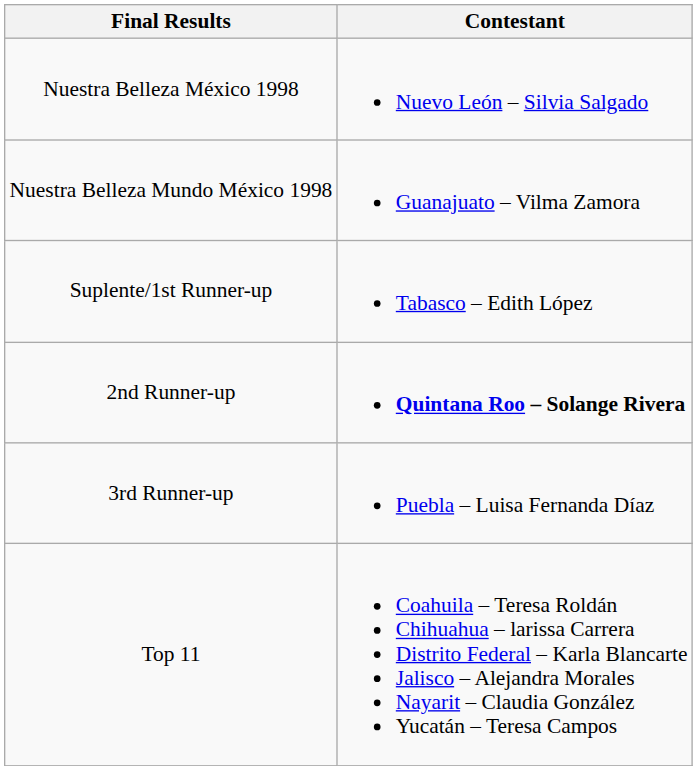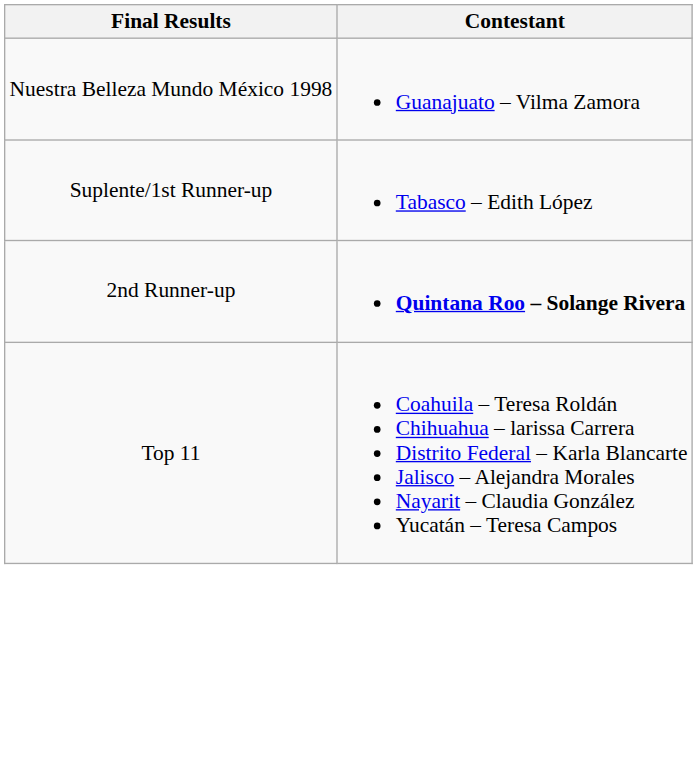- row: (171, 89)
- row: (171, 493)
